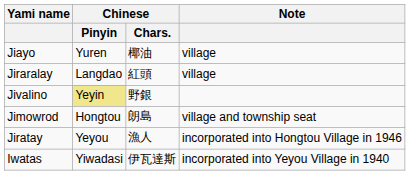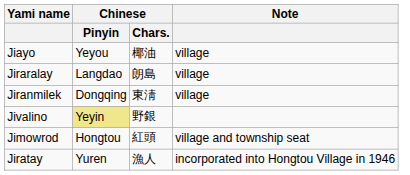(91, 53) Yuren -> (92, 53) Yeyou
(140, 74) 紅頭 -> (144, 74) 朗島
+ row: (34, 95)
(140, 116) 朗島 -> (144, 137) 紅頭
(92, 138) Yeyou -> (91, 159) Yuren
- row: (24, 159)
